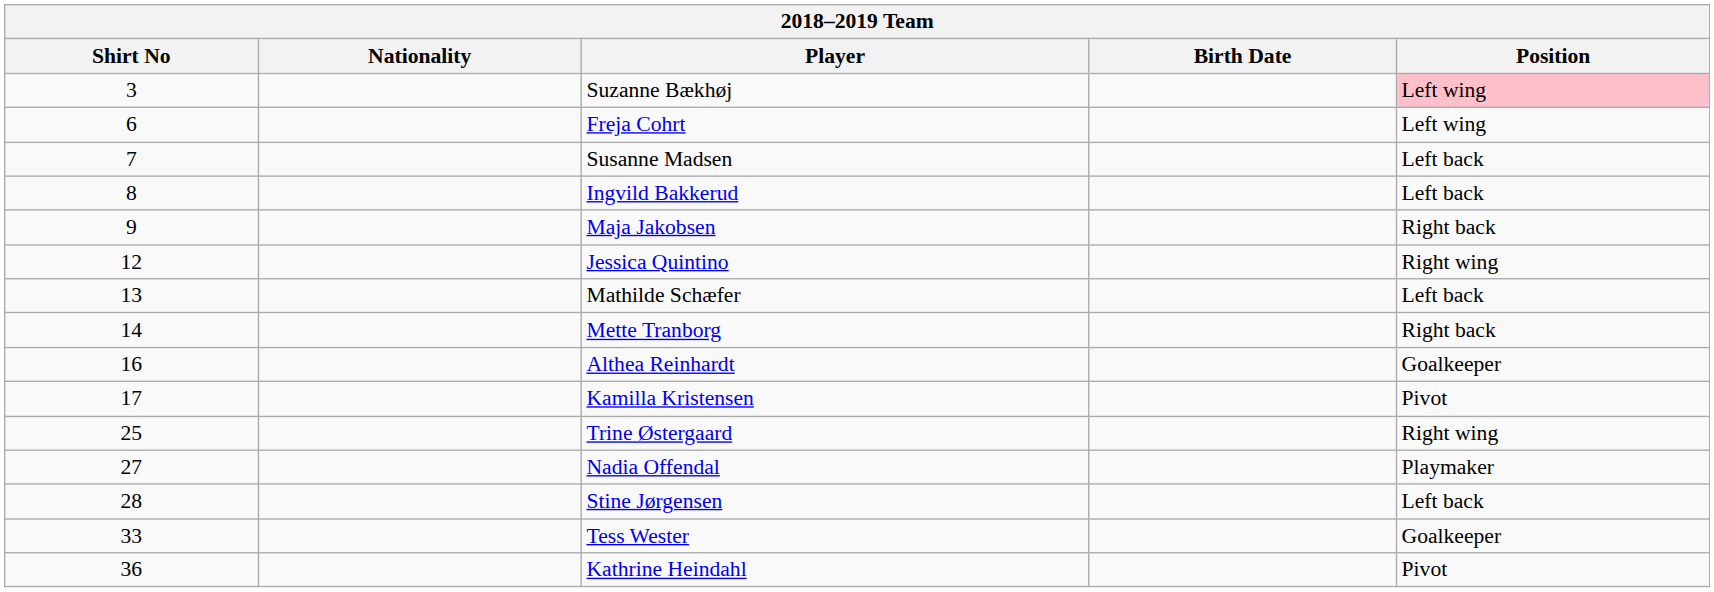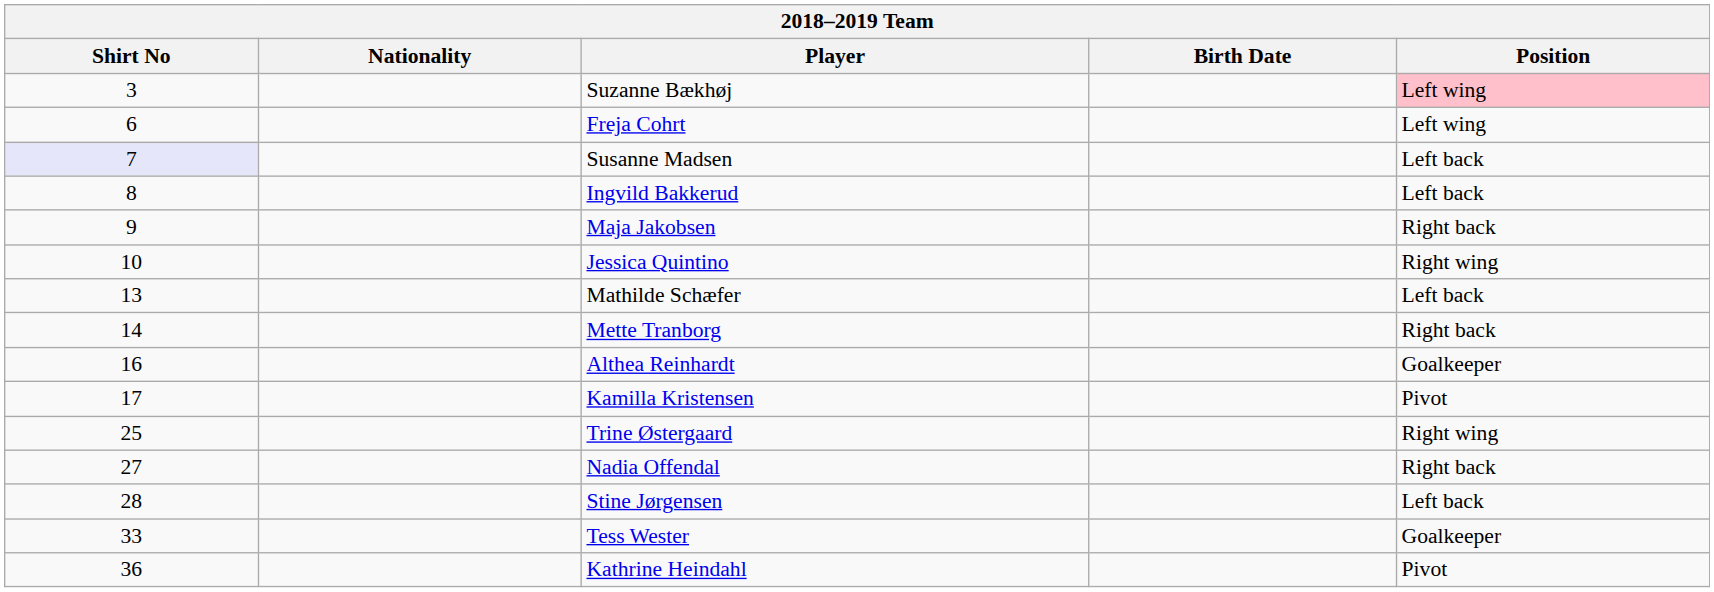(131, 158) no background -> (131, 158) lavender background
(131, 261) 12 -> (131, 261) 10
(1448, 466) Playmaker -> (1449, 466) Right back
